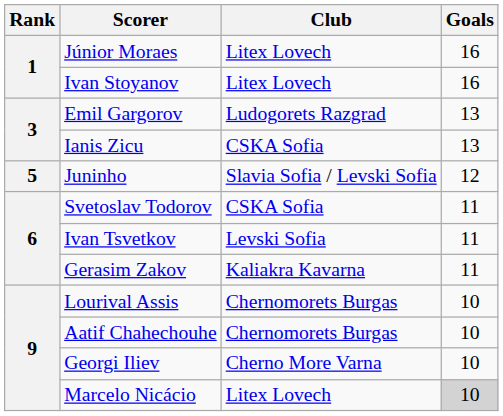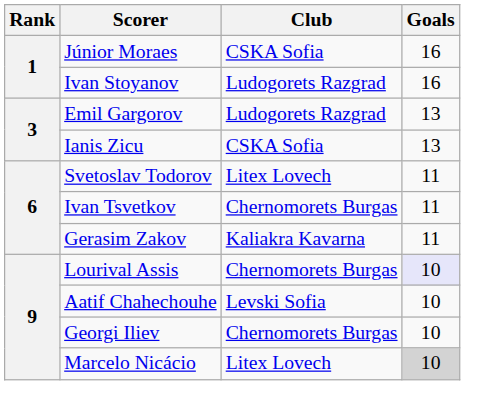(278, 51) Litex Lovech -> (275, 51) CSKA Sofia
(278, 82) Litex Lovech -> (306, 82) Ludogorets Razgrad
- row: (95, 176)
(275, 207) CSKA Sofia -> (278, 176) Litex Lovech
(276, 238) Levski Sofia -> (312, 207) Chernomorets Burgas
(470, 301) no background -> (431, 269) lavender background
(312, 332) Chernomorets Burgas -> (276, 301) Levski Sofia
(304, 363) Cherno More Varna -> (312, 332) Chernomorets Burgas
